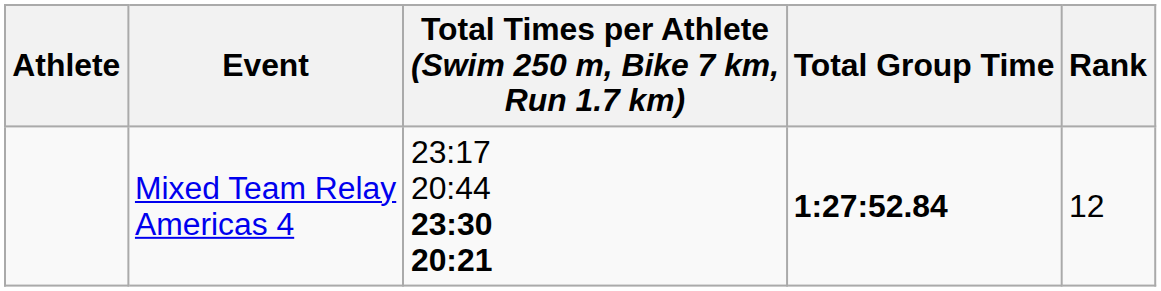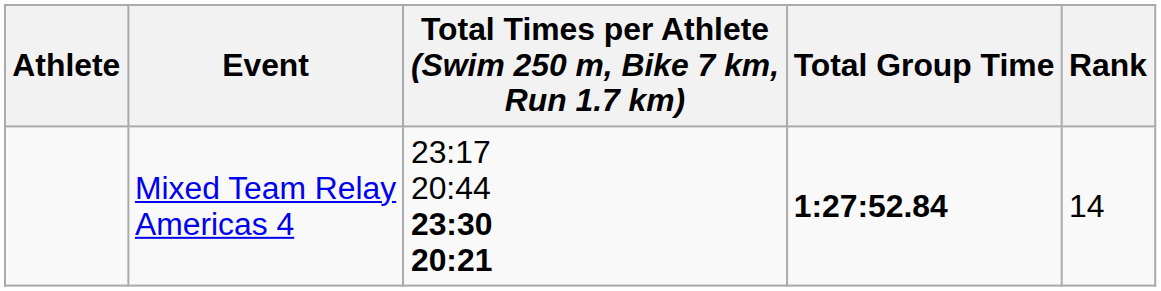(1087, 205) 12 -> (1087, 205) 14
